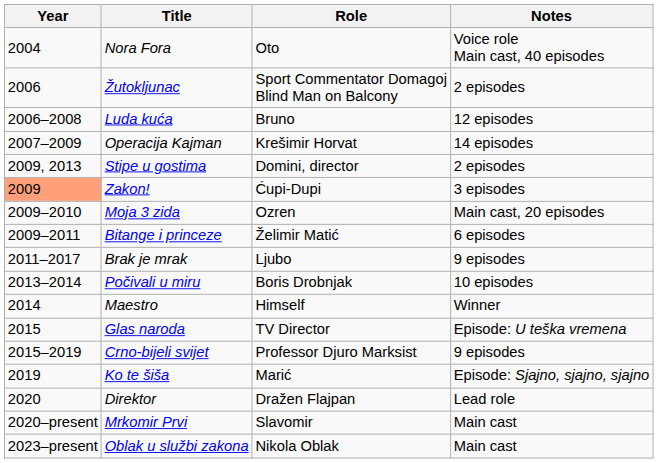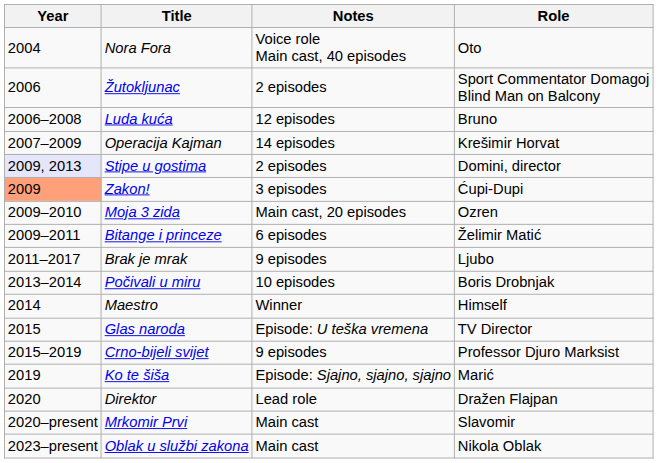columns swapped: (351, 16) <-> (551, 16)
(45, 166) no background -> (45, 166) lavender background
